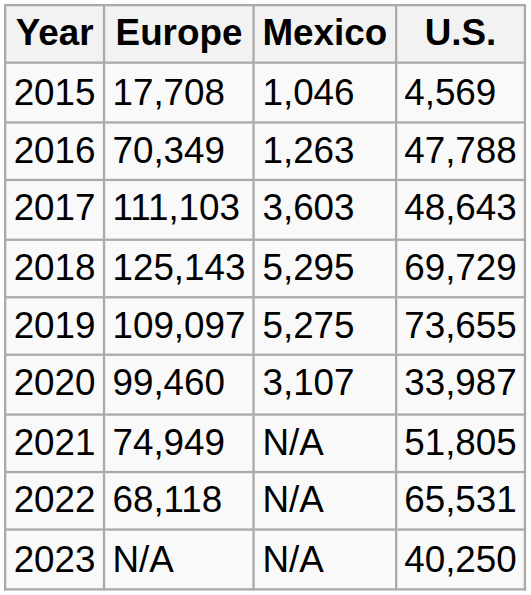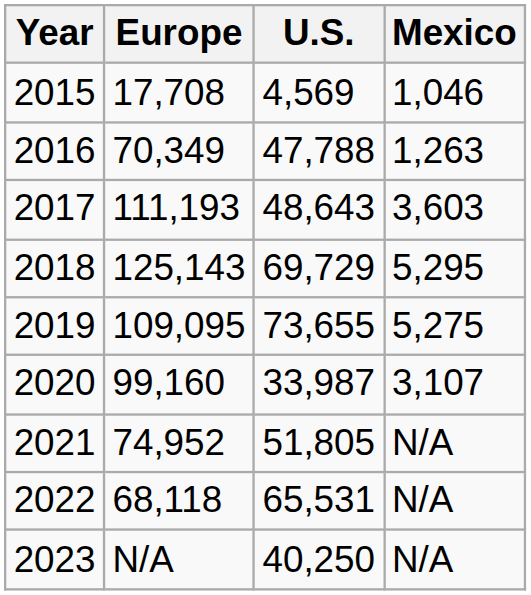columns swapped: (460, 33) <-> (325, 33)
(176, 208) 111,103 -> (176, 208) 111,193
(179, 325) 109,097 -> (179, 325) 109,095
(169, 383) 99,460 -> (169, 383) 99,160
(169, 442) 74,949 -> (169, 442) 74,952
